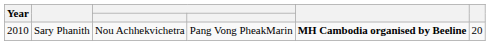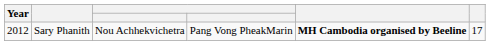(18, 31) 2010 -> (18, 31) 2012
(477, 31) 20 -> (477, 31) 17
